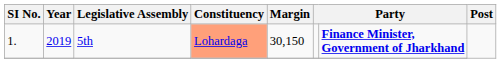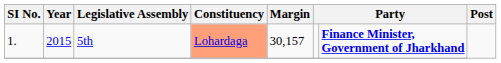(59, 41) 2019 -> (59, 41) 2015
(287, 41) 30,150 -> (287, 41) 30,157
